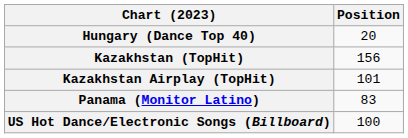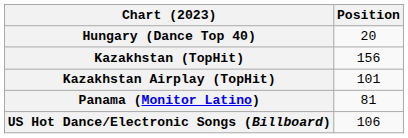(368, 101) 83 -> (368, 101) 81
(368, 122) 100 -> (368, 122) 106
